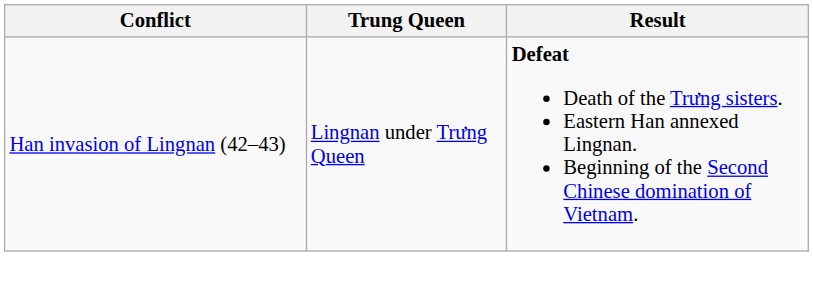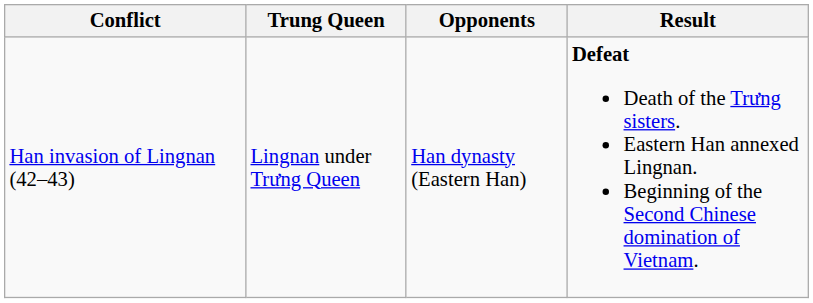+ column: (487, 20)
